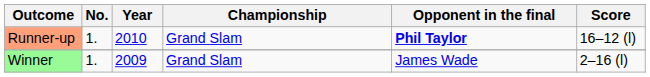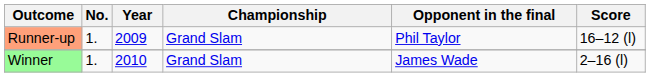(131, 38) 2010 -> (131, 38) 2009
(431, 38) bold -> (428, 38) normal
(131, 60) 2009 -> (131, 60) 2010
